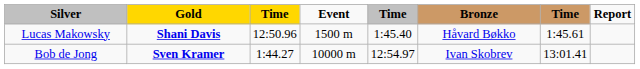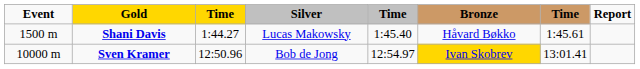columns swapped: (334, 14) <-> (66, 14)
(275, 34) 12:50.96 -> (220, 34) 1:44.27
(275, 53) 1:44.27 -> (220, 53) 12:50.96
(479, 53) no background -> (479, 53) gold background
